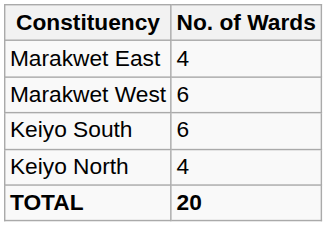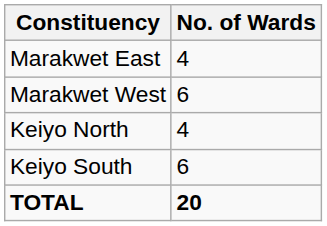rows swapped: (69, 166) <-> (71, 130)
